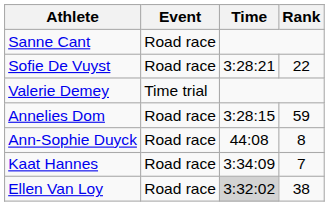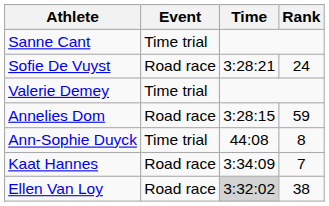(180, 42) Road race -> (176, 42) Time trial
(301, 66) 22 -> (301, 66) 24
(180, 140) Road race -> (176, 140) Time trial
